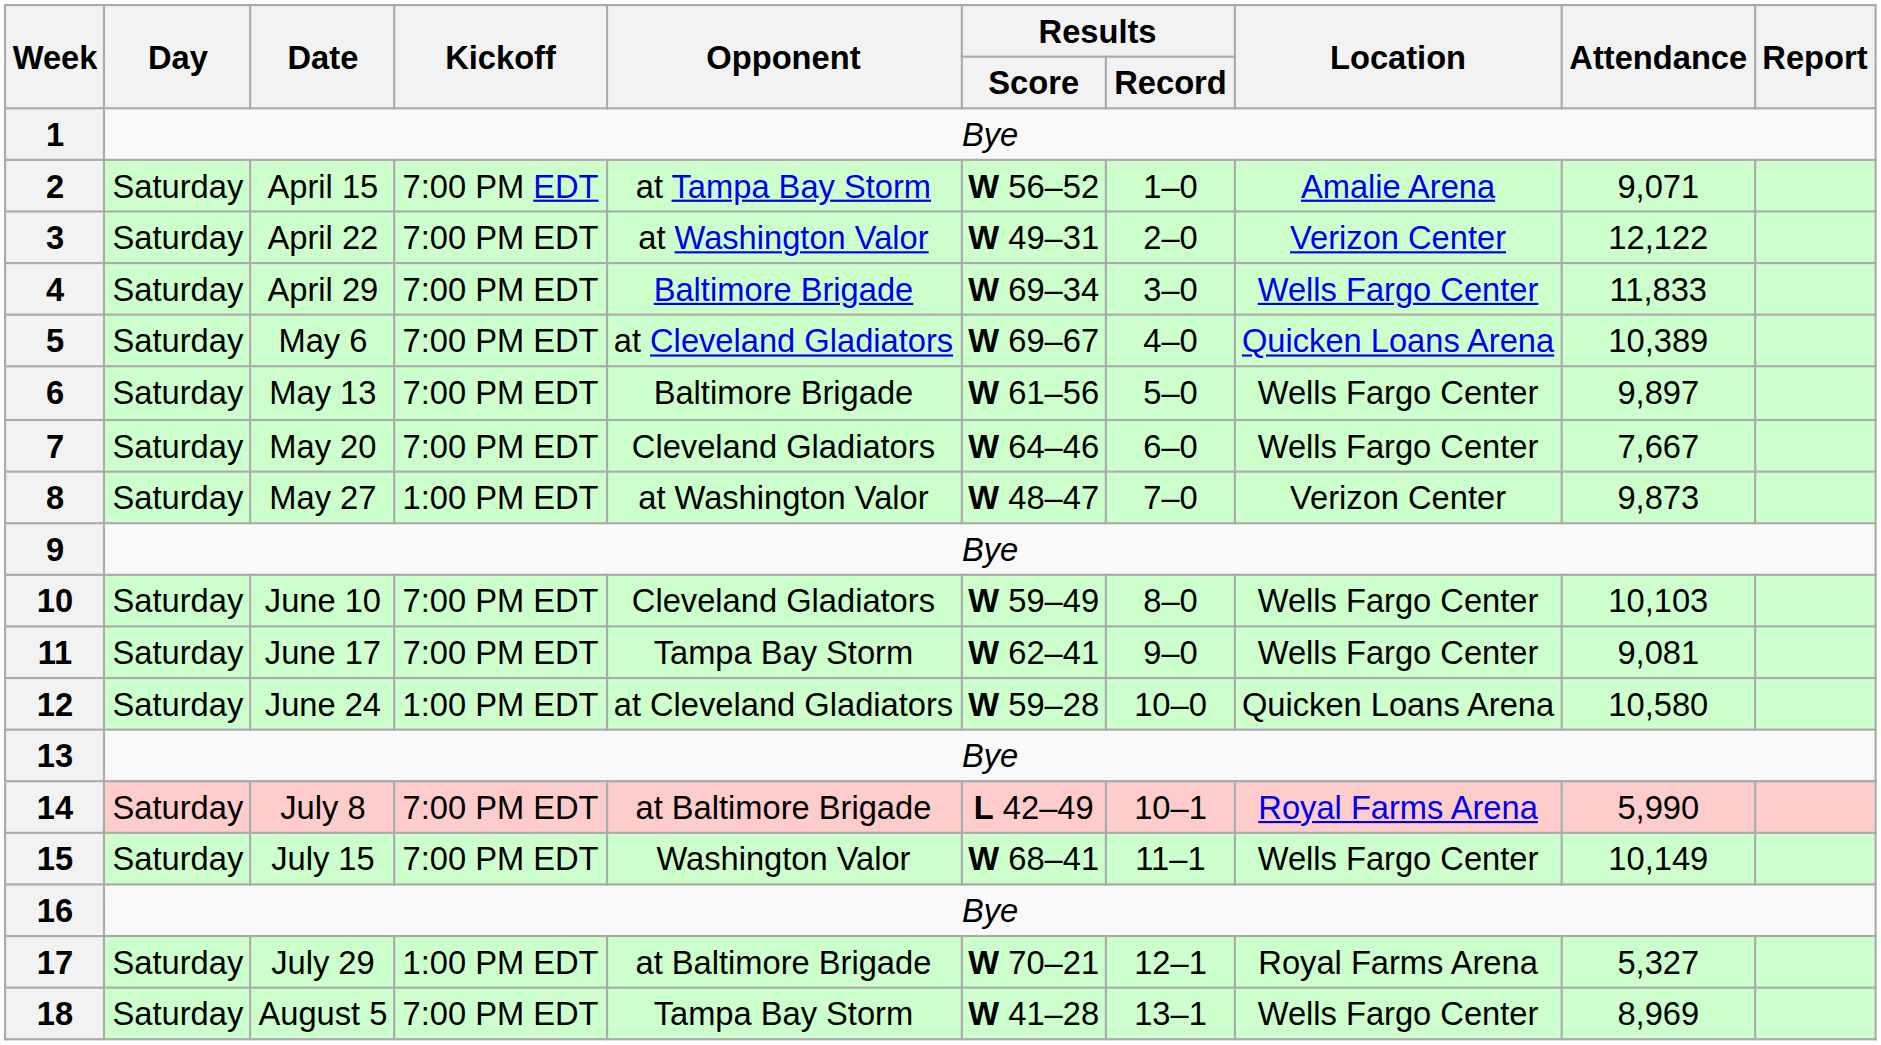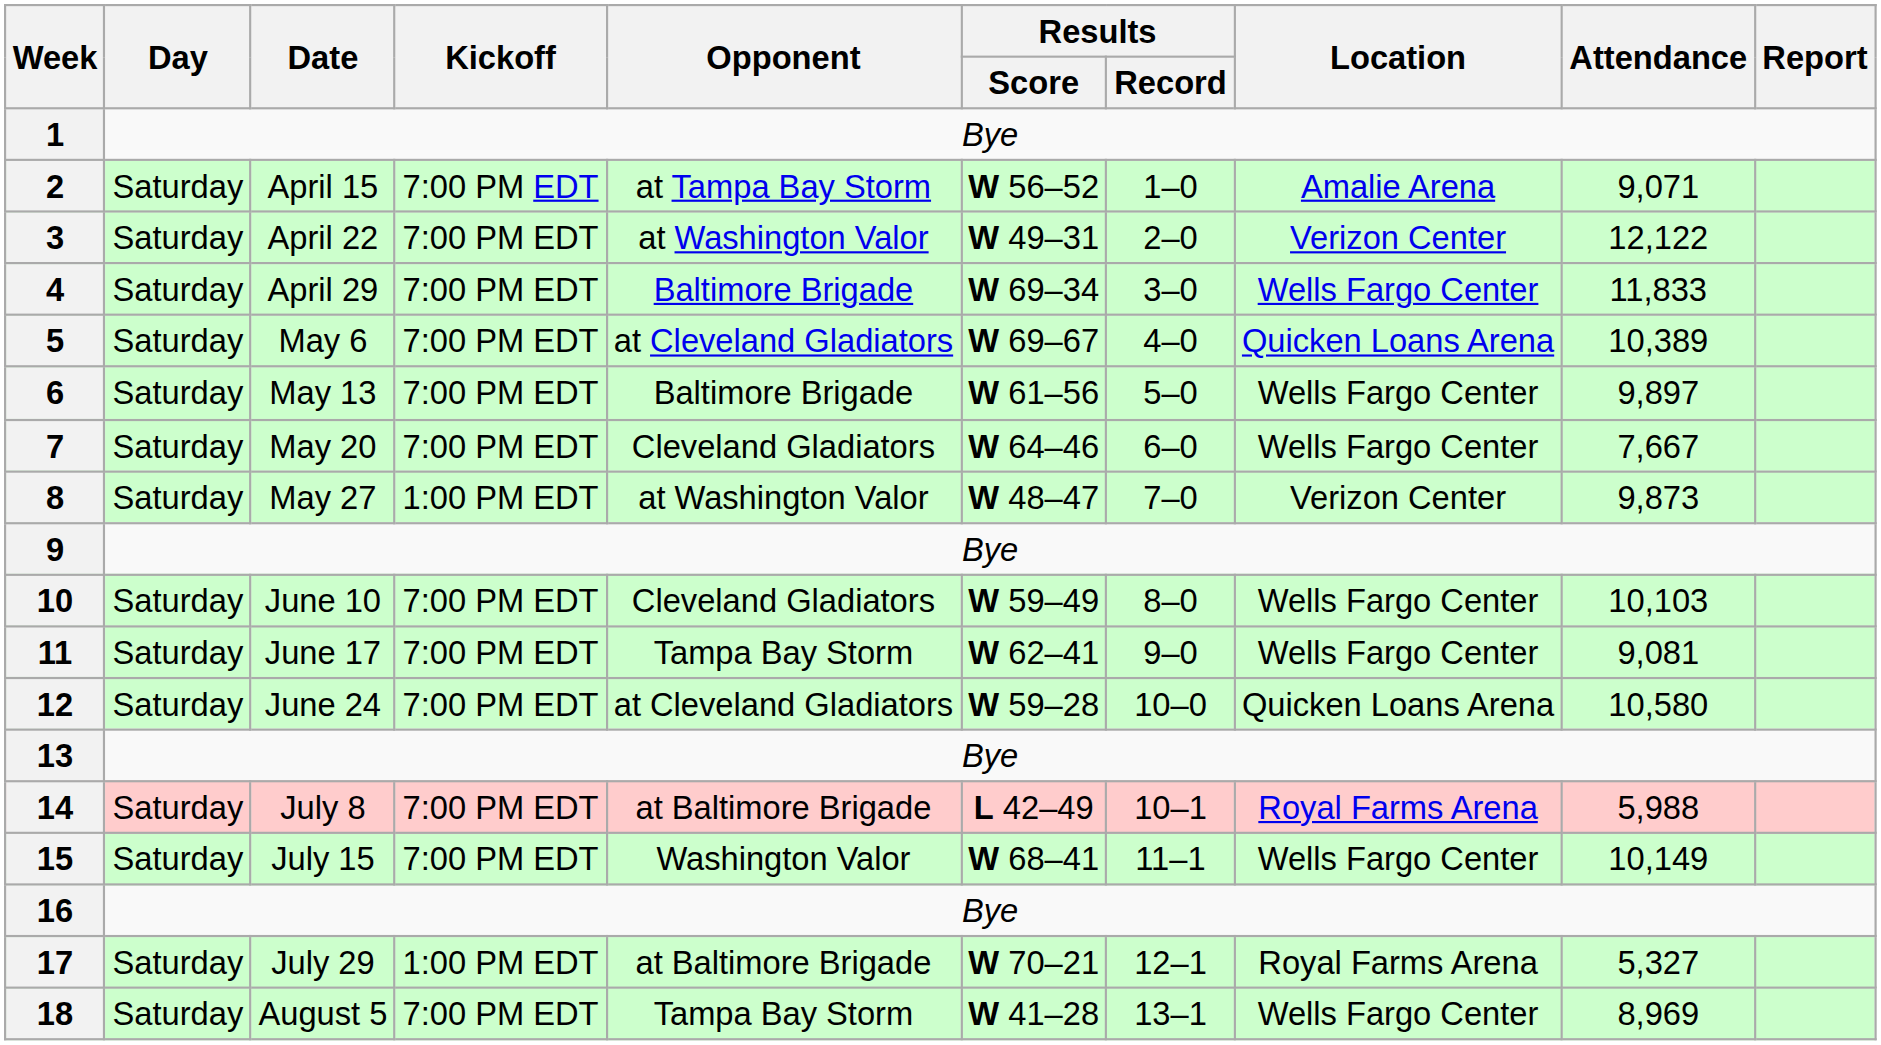(501, 704) 1:00 PM EDT -> (501, 704) 7:00 PM EDT
(1658, 807) 5,990 -> (1658, 807) 5,988
